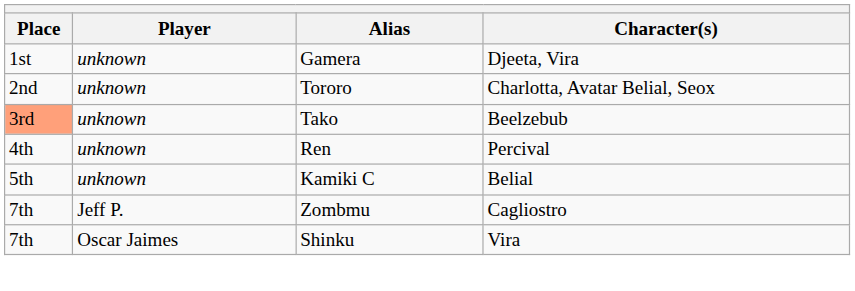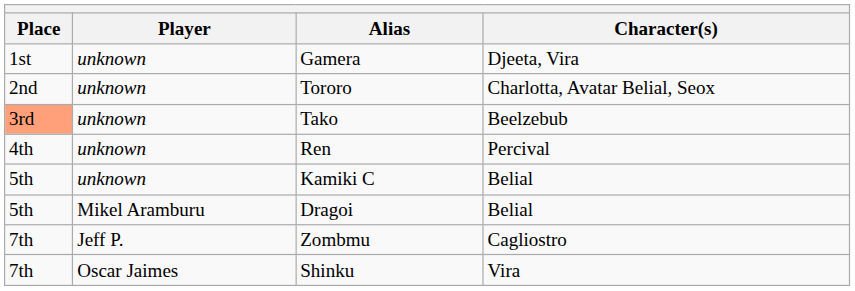+ row: (327, 209)
